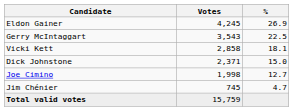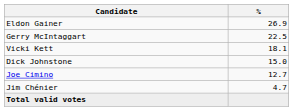- column: (209, 11)
